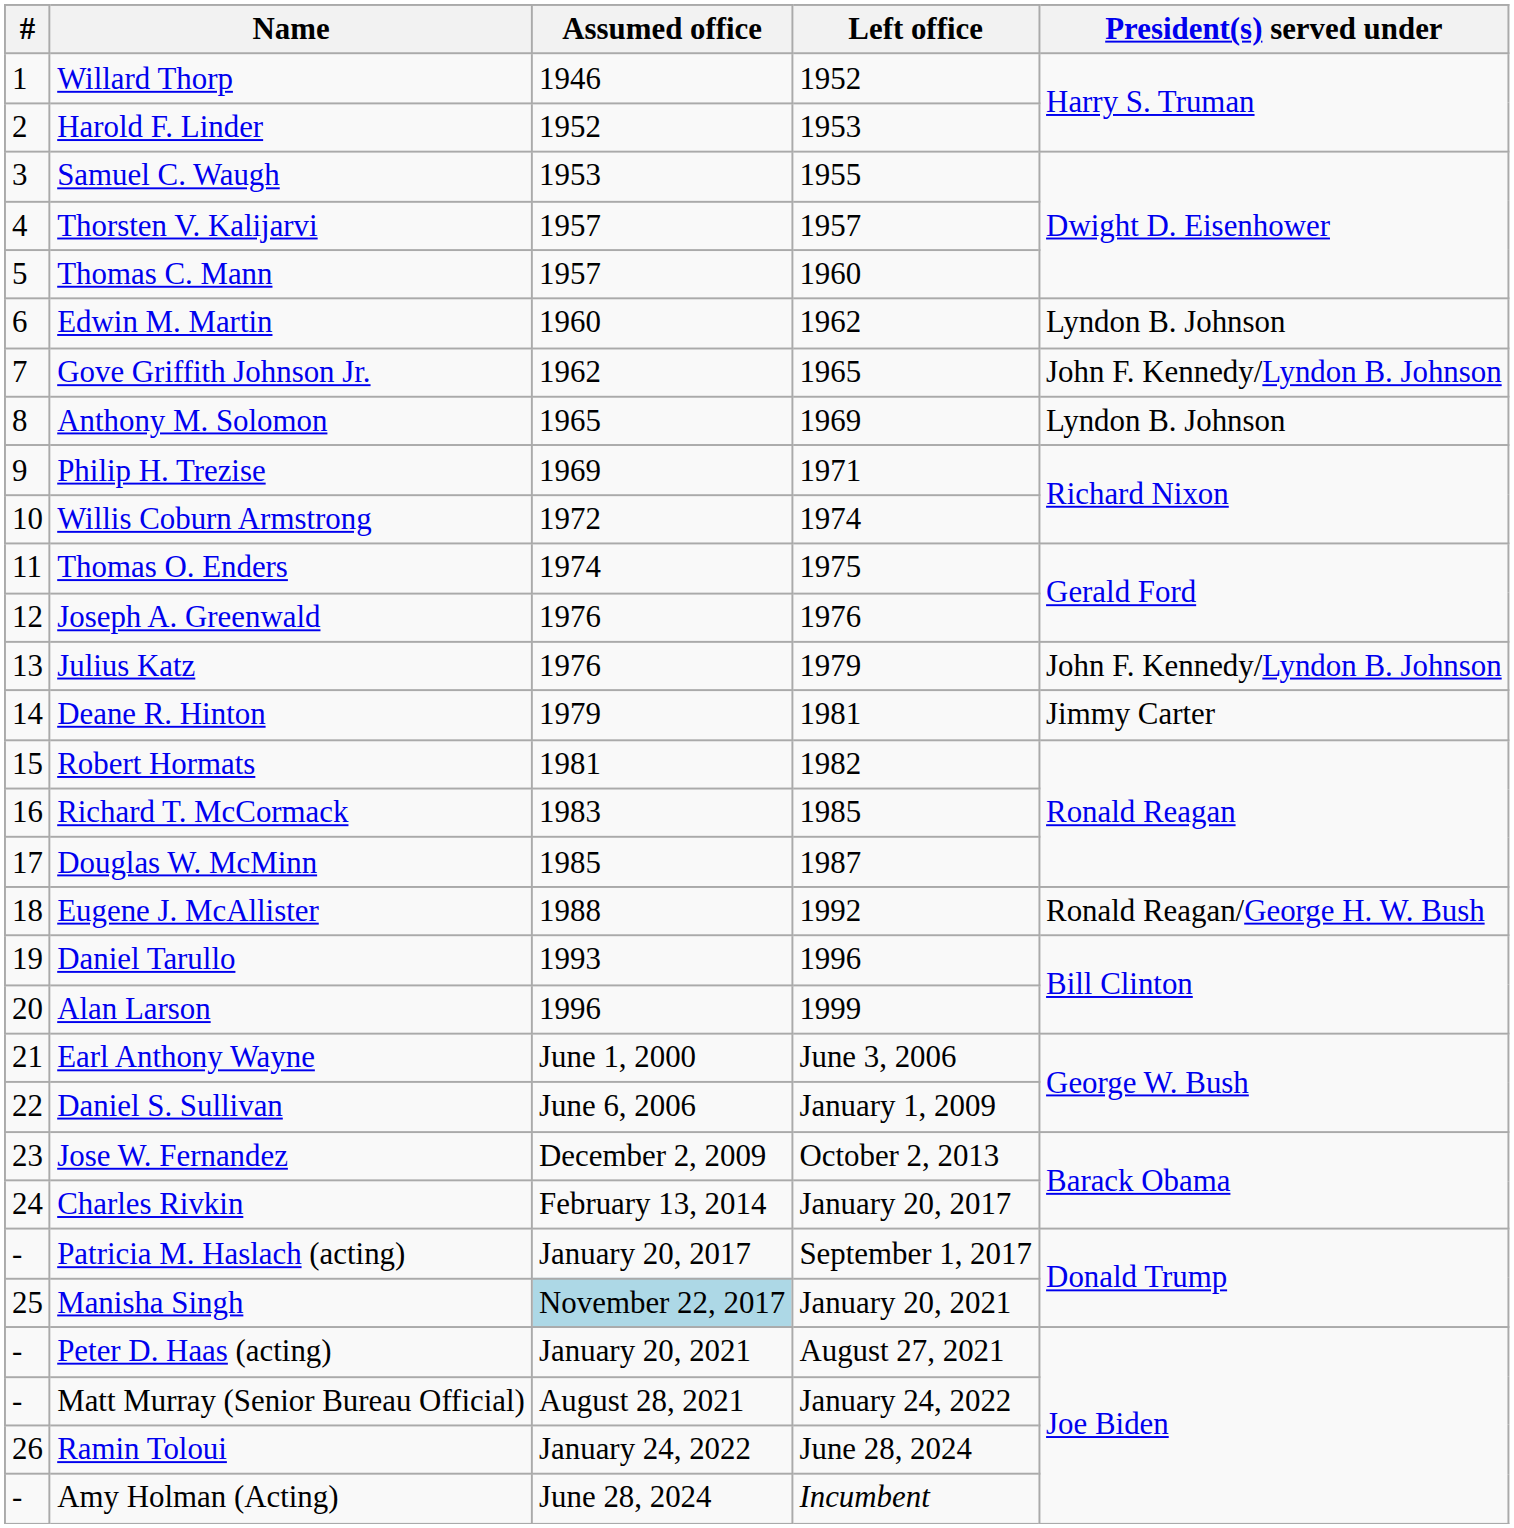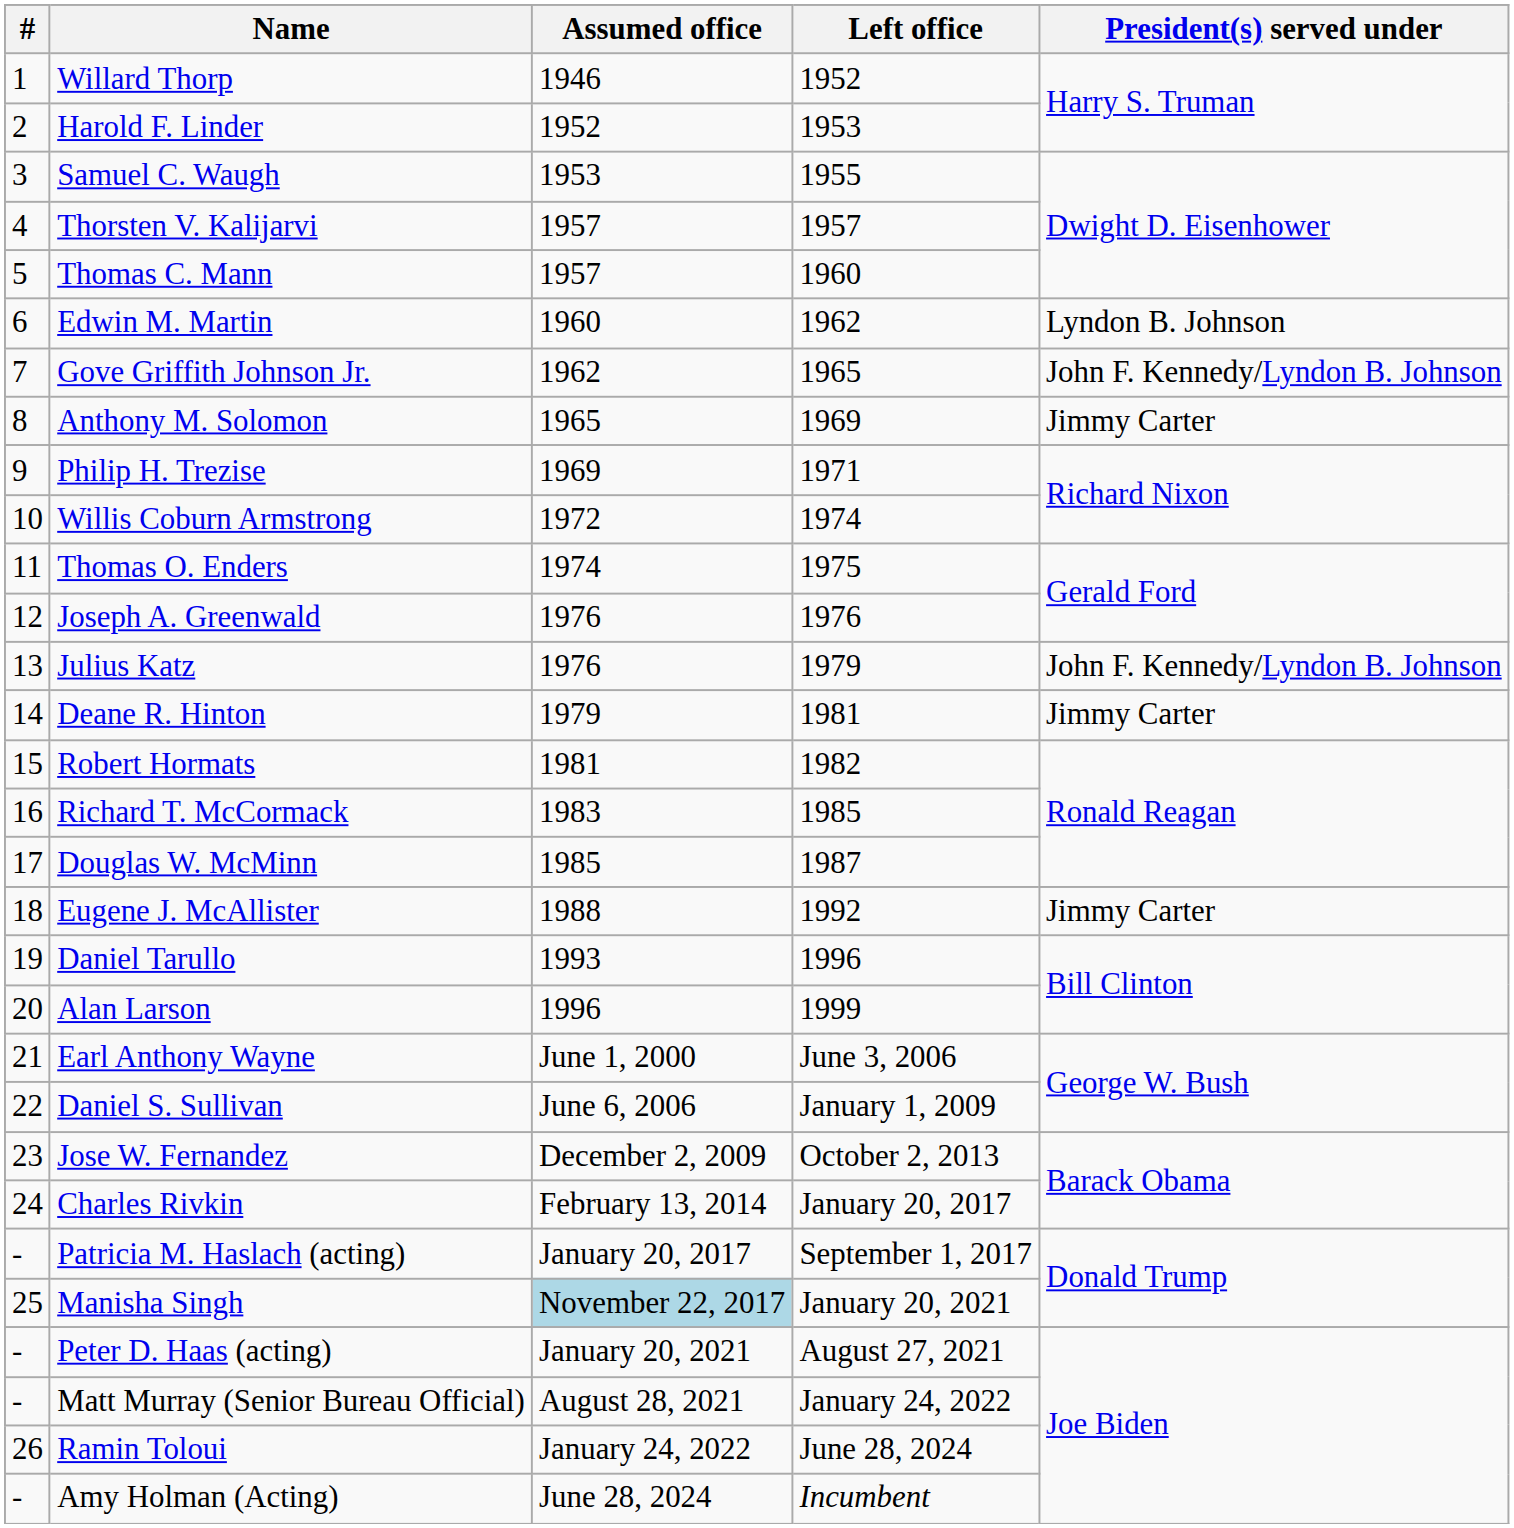(1166, 420) Lyndon B. Johnson -> (1131, 420) Jimmy Carter
(1265, 910) Ronald Reagan/George H. W. Bush -> (1131, 910) Jimmy Carter
